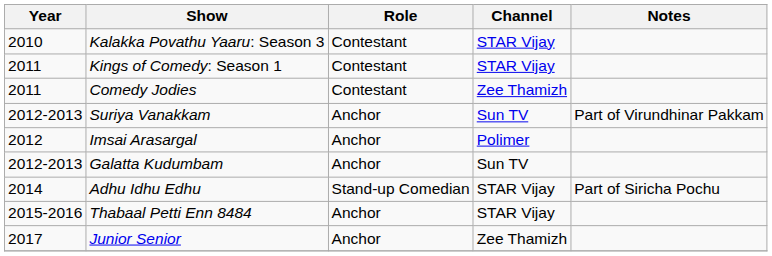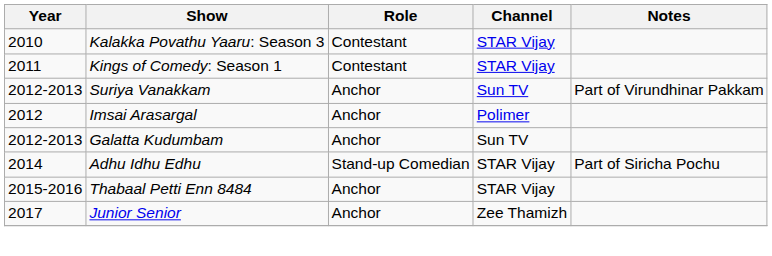- row: (143, 90)
